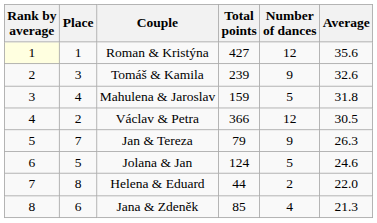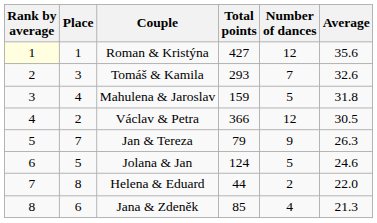(239, 74) 239 -> (239, 74) 293
(290, 74) 9 -> (290, 74) 7
